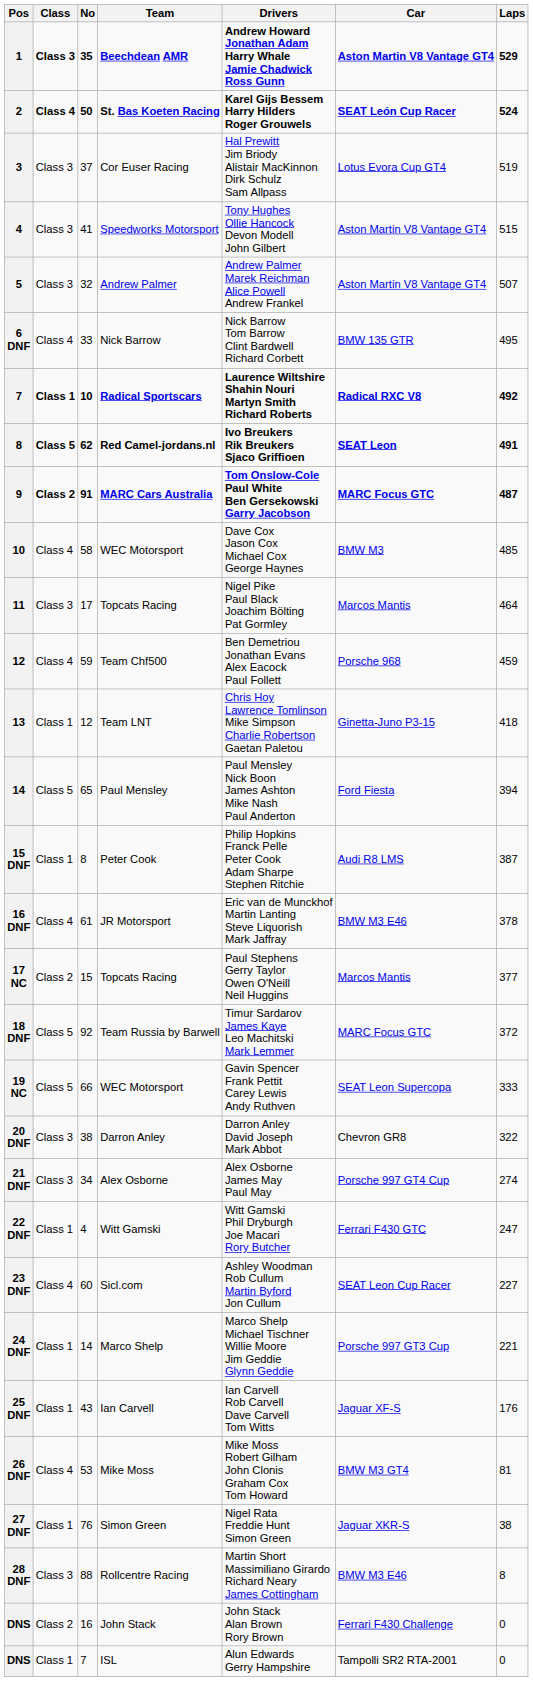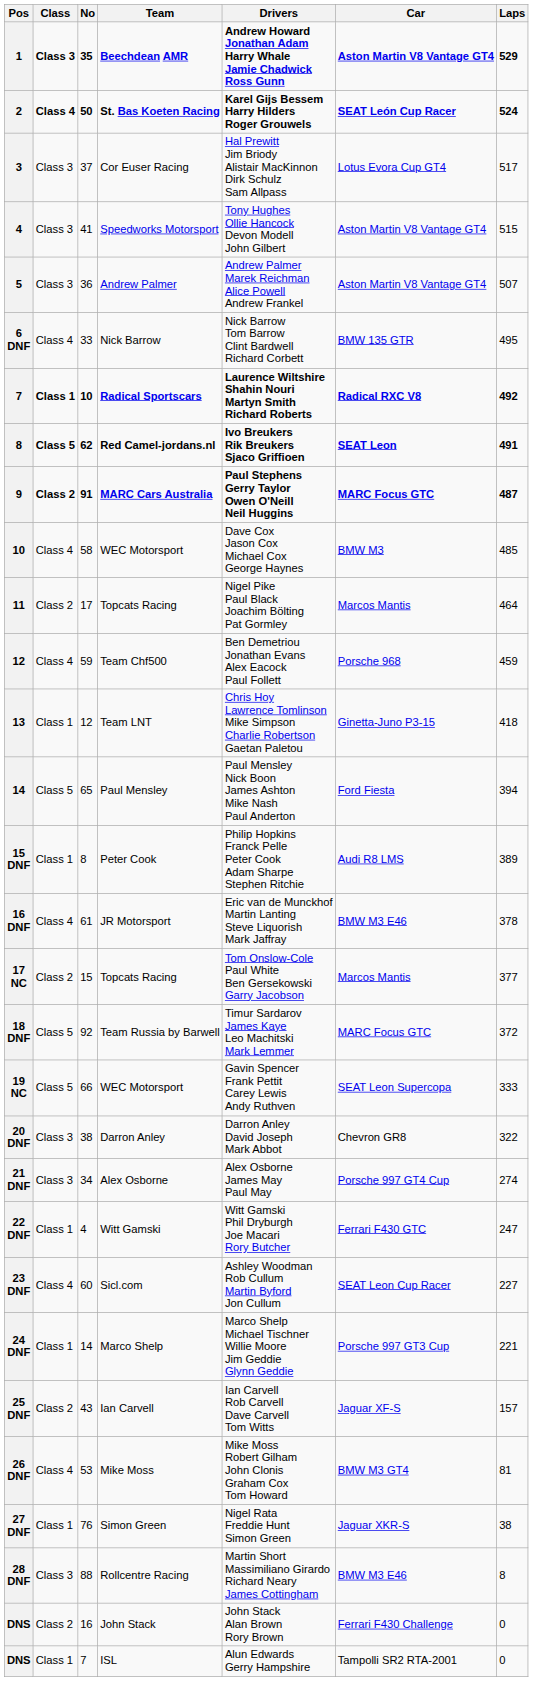(508, 167) 519 -> (508, 167) 517
(86, 284) 32 -> (86, 284) 36
(272, 494) Tom Onslow-Cole Paul White Ben Gersekowski Garry Jacobson -> (263, 494) Paul Stephens Gerry Taylor Owen O'Neill Neil Huggins
(54, 605) Class 3 -> (54, 605) Class 2
(508, 859) 387 -> (508, 859) 389
(261, 976) Paul Stephens Gerry Taylor Owen O'Neill Neil Huggins -> (269, 976) Tom Onslow-Cole Paul White Ben Gersekowski Garry Jacobson
(54, 1408) Class 1 -> (54, 1408) Class 2
(508, 1408) 176 -> (508, 1408) 157
